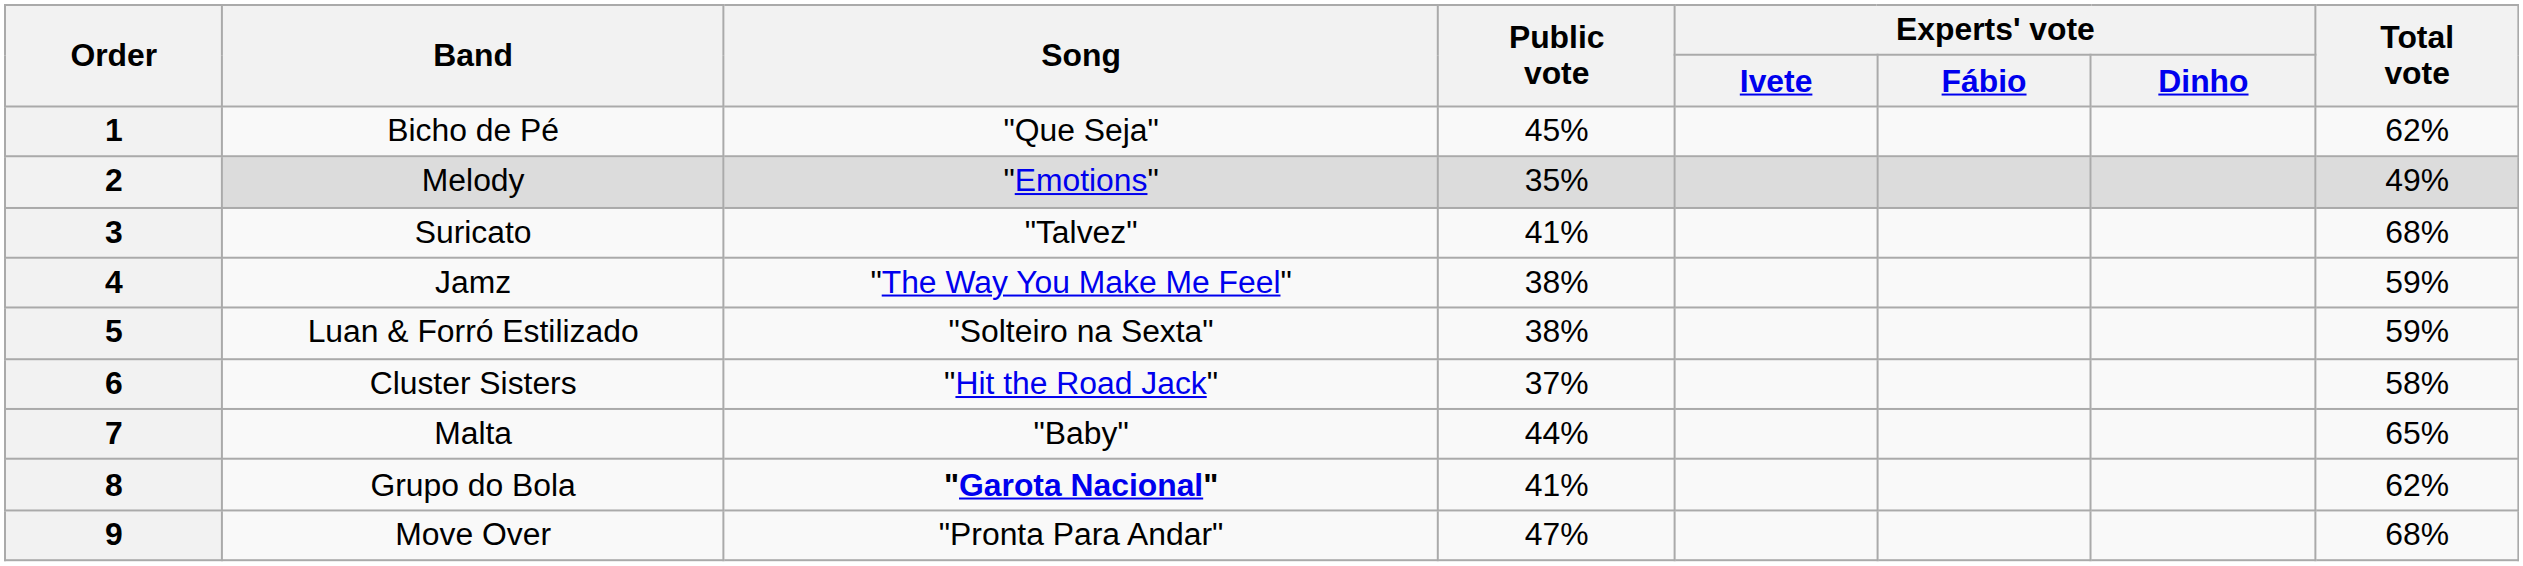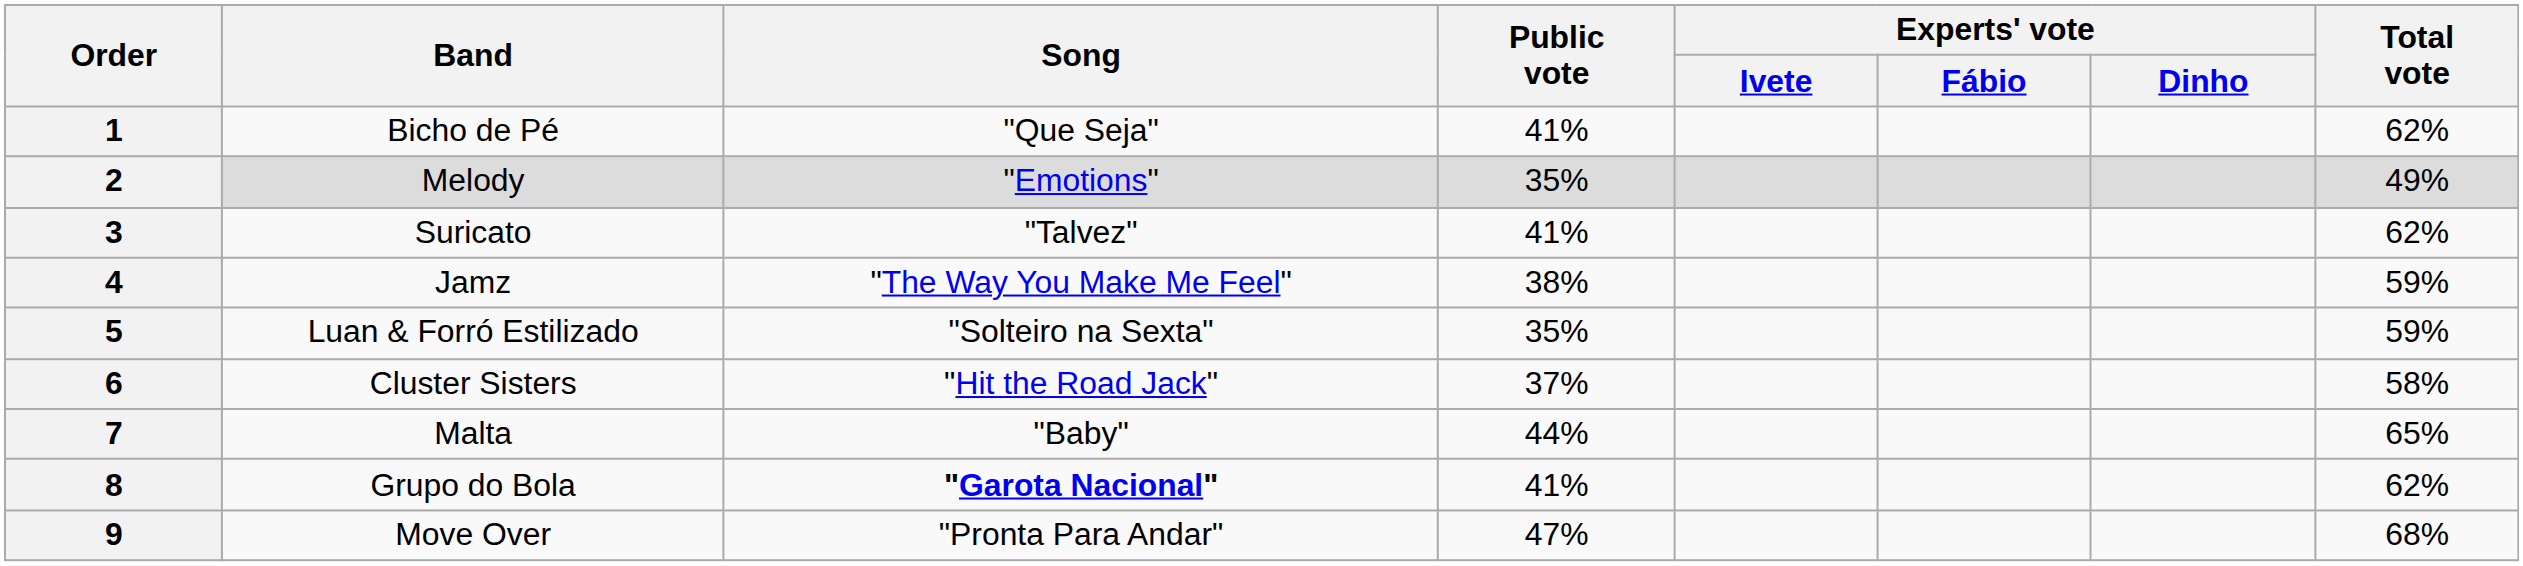(1557, 130) 45% -> (1557, 130) 41%
(2417, 231) 68% -> (2417, 231) 62%
(1557, 332) 38% -> (1557, 332) 35%
